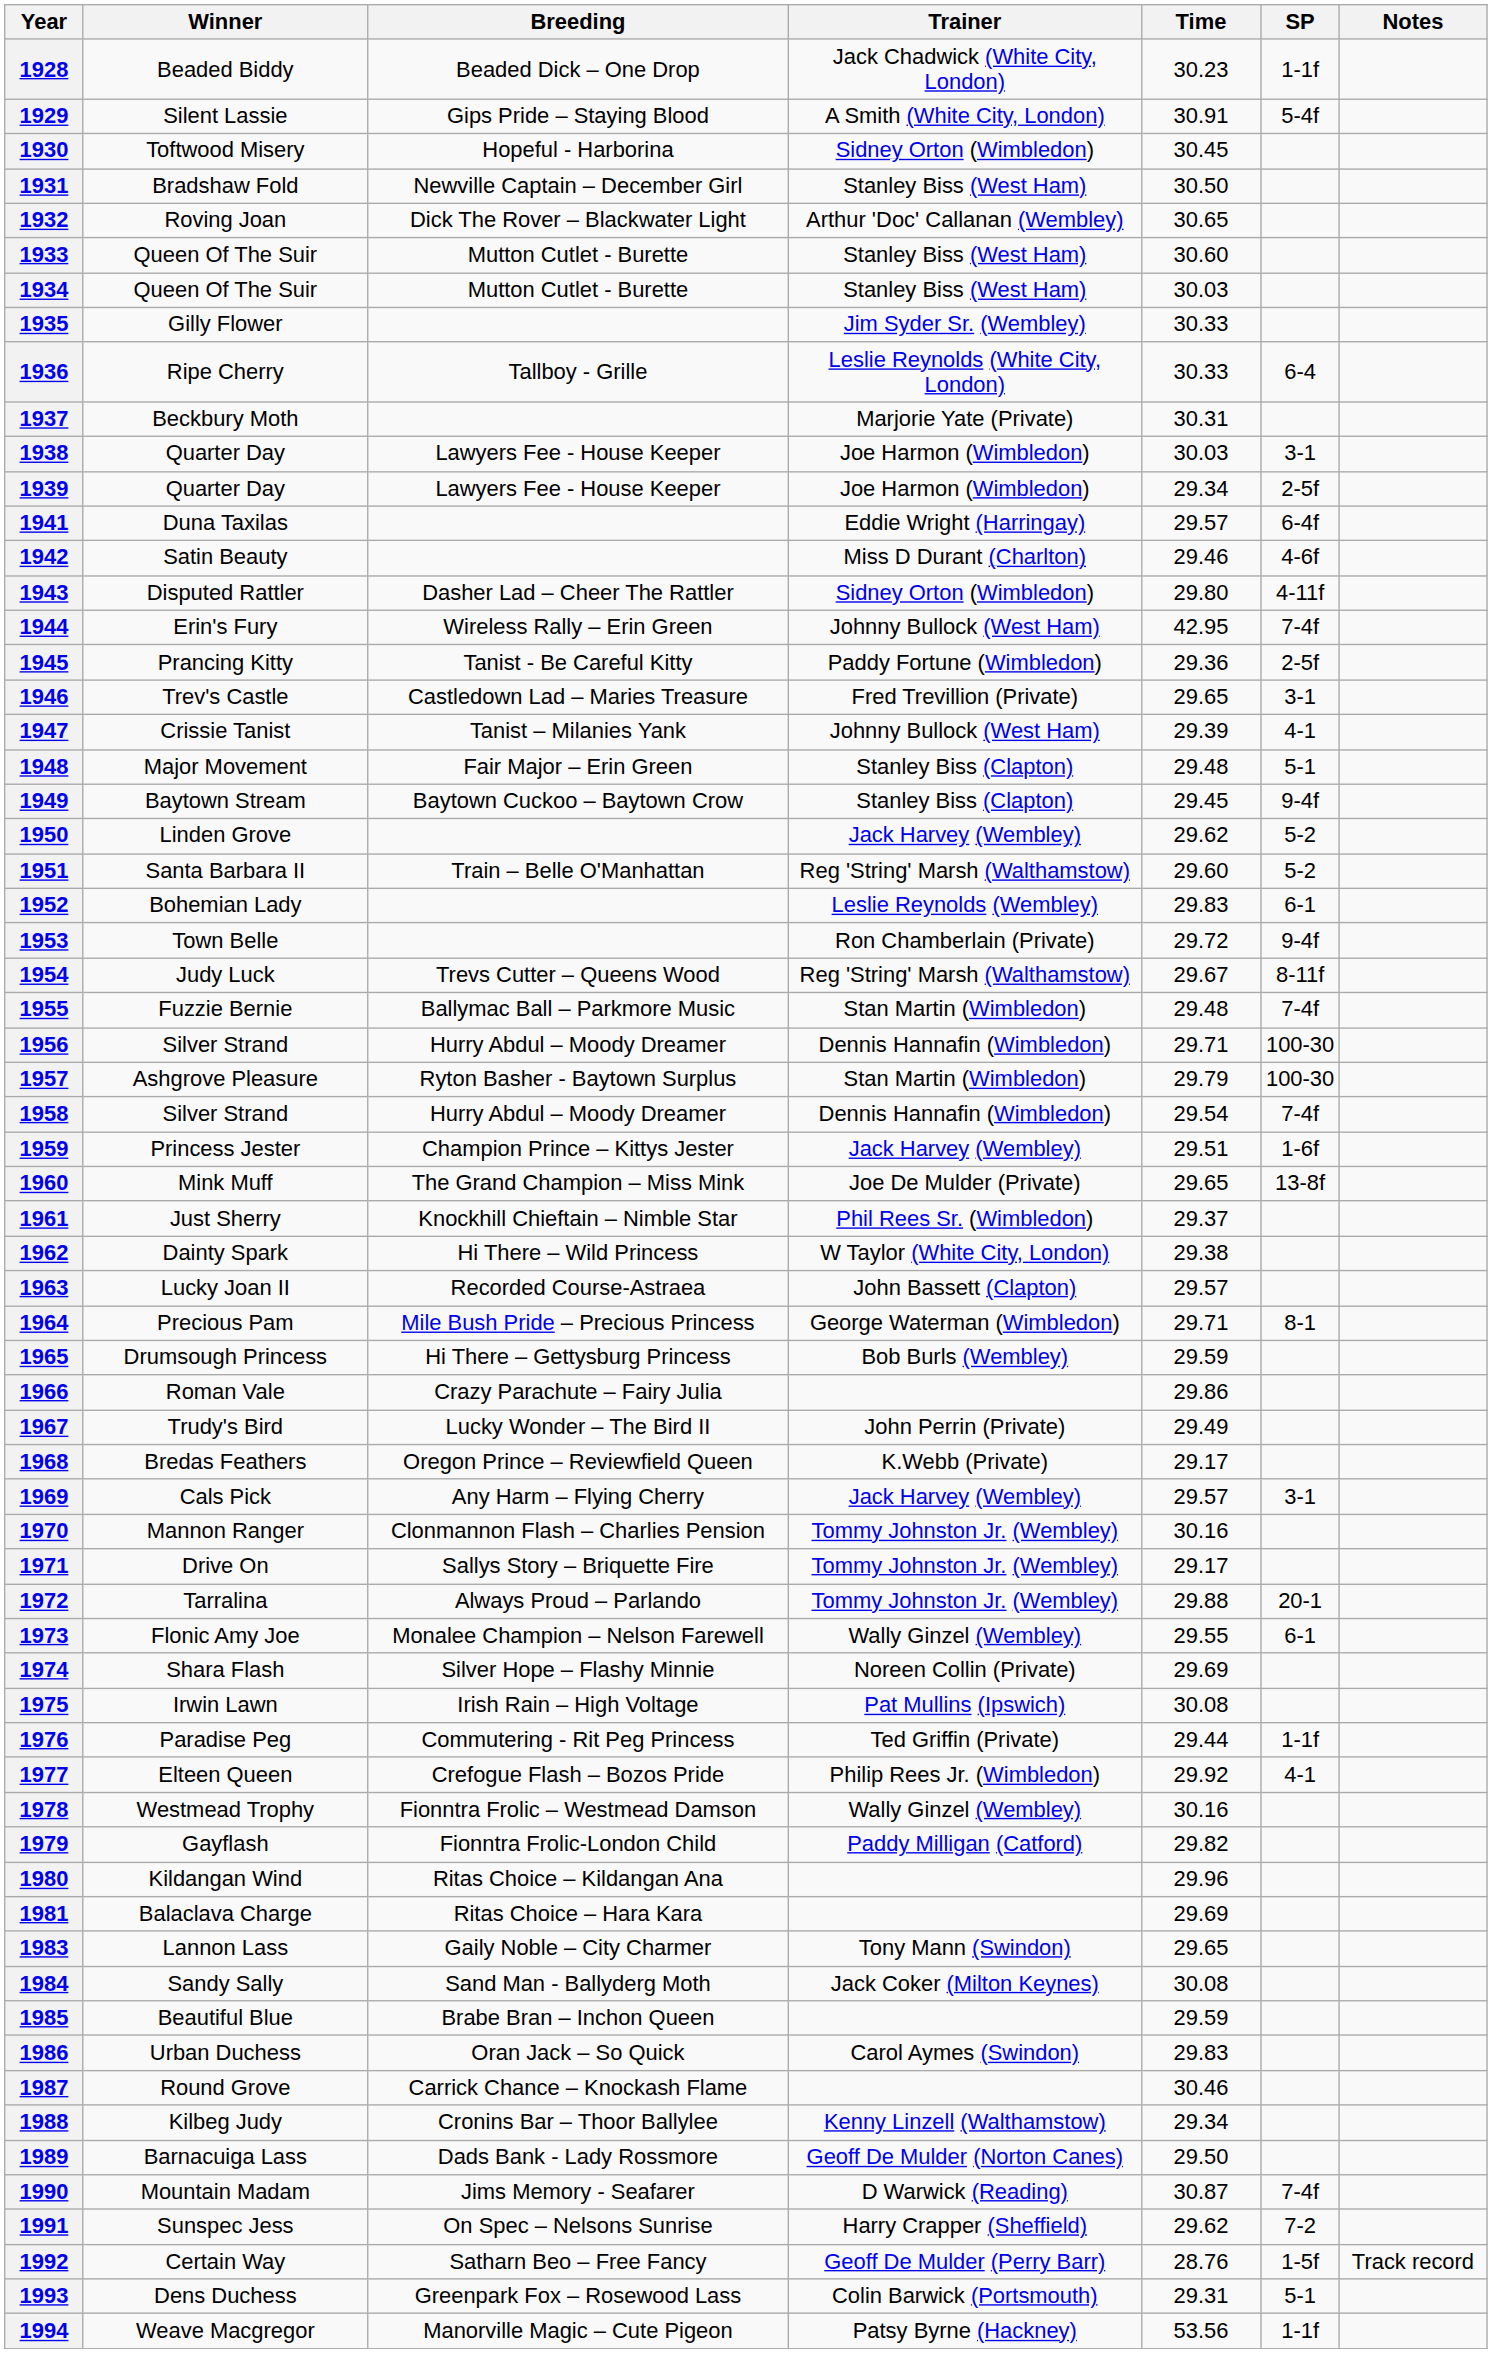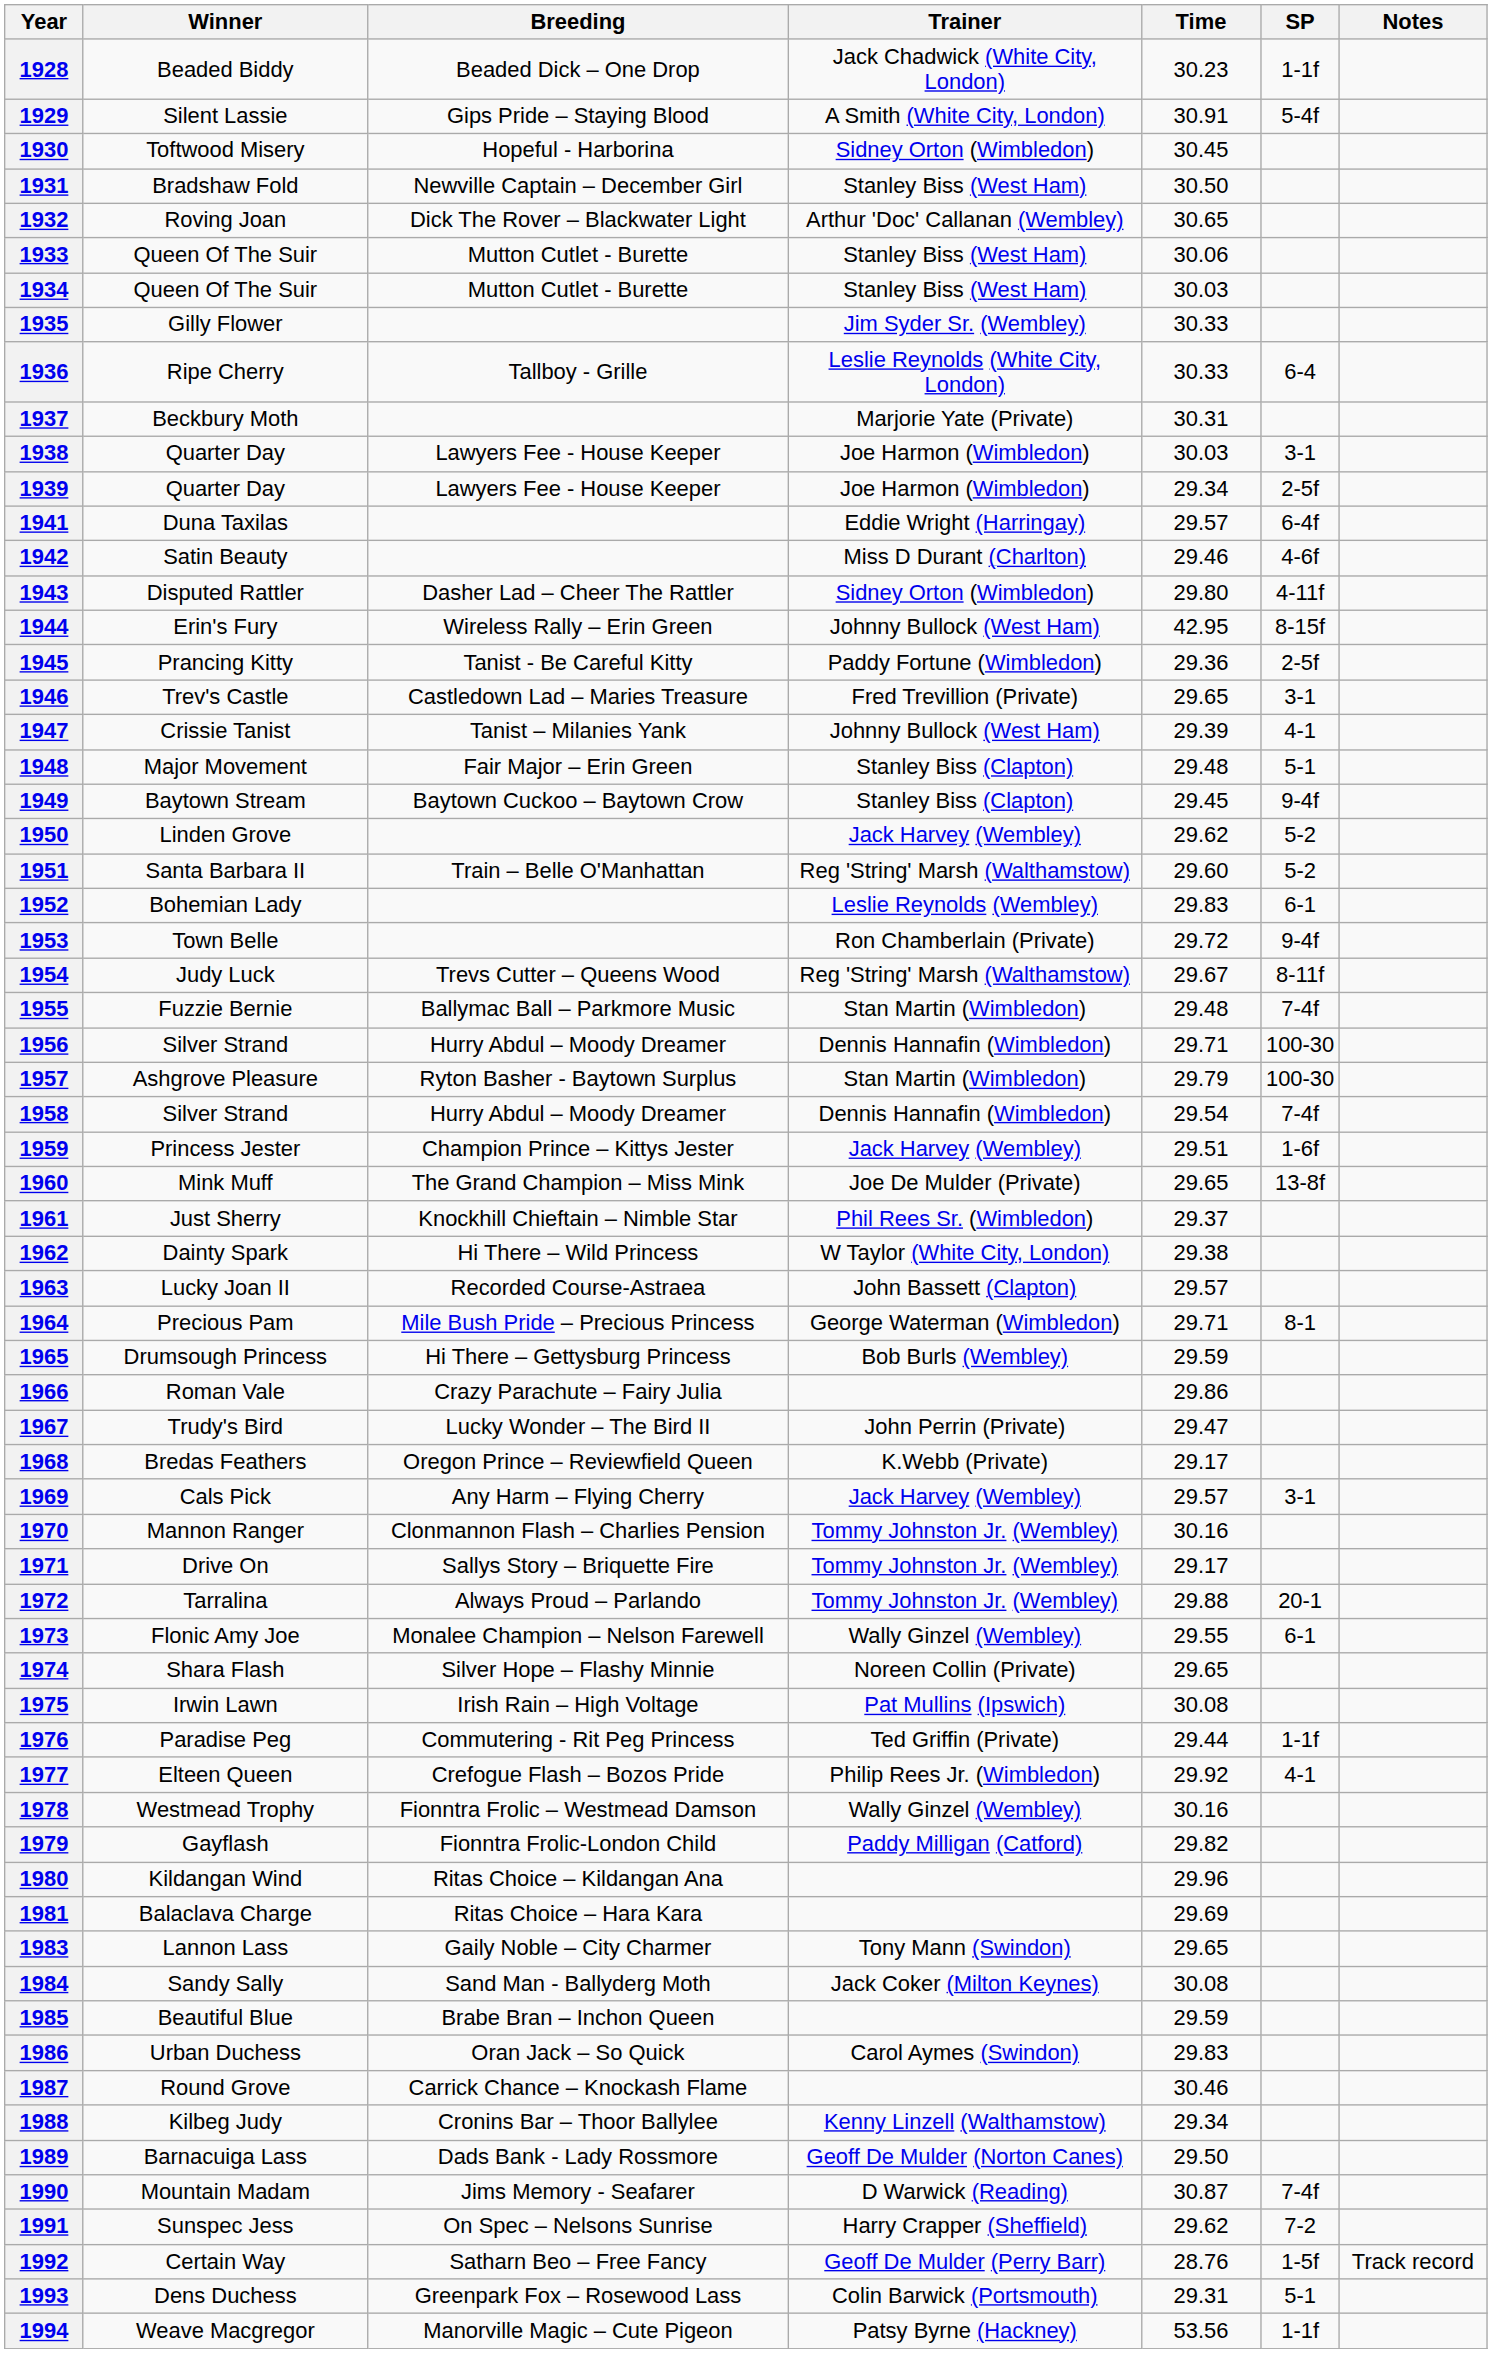(1201, 255) 30.60 -> (1201, 255) 30.06
(1300, 627) 7-4f -> (1300, 627) 8-15f
(1201, 1426) 29.49 -> (1201, 1426) 29.47
(1201, 1670) 29.69 -> (1201, 1670) 29.65
